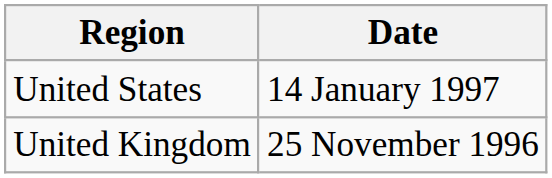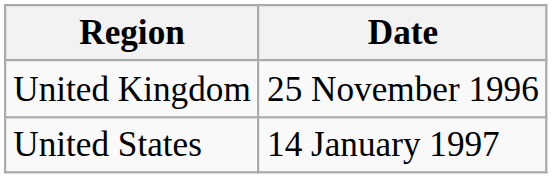rows swapped: (132, 144) <-> (108, 88)
